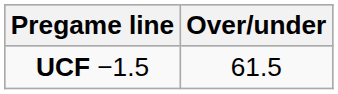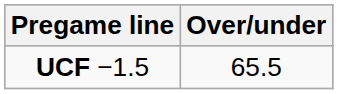(256, 66) 61.5 -> (256, 66) 65.5
